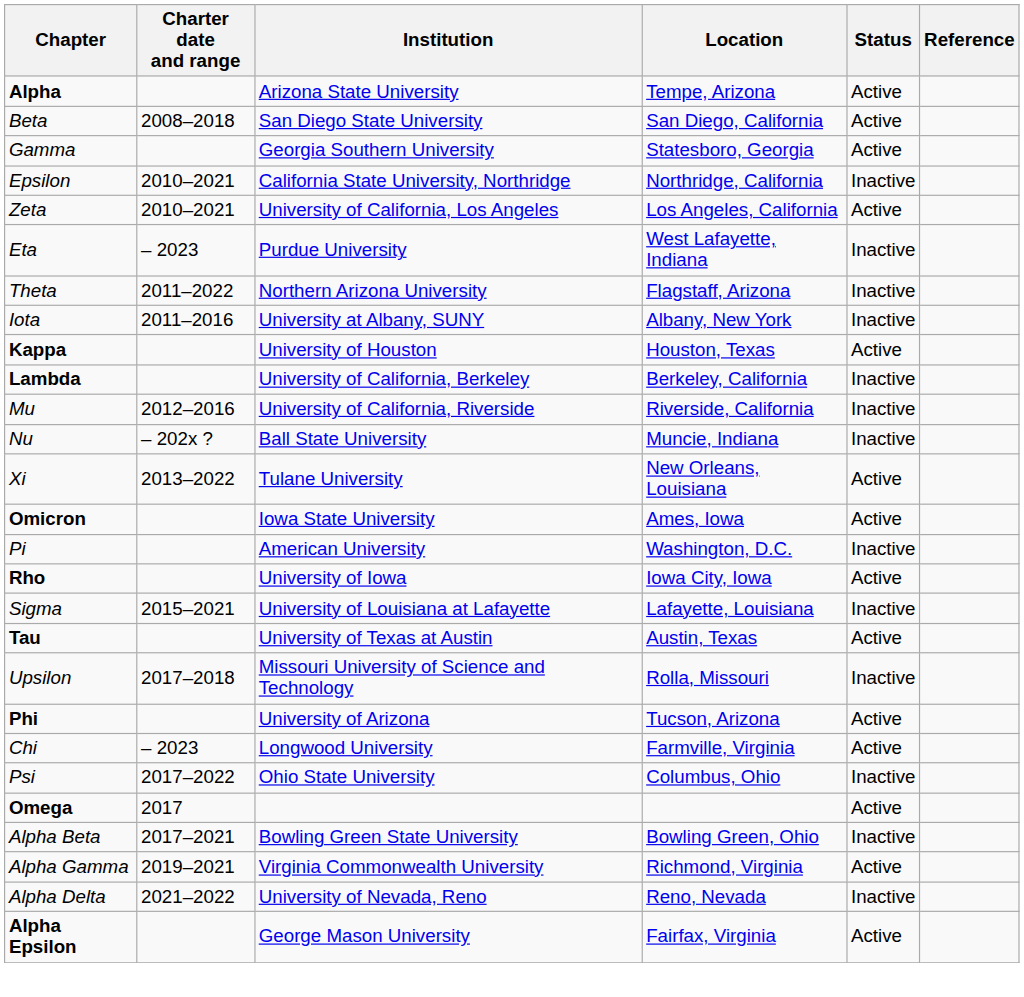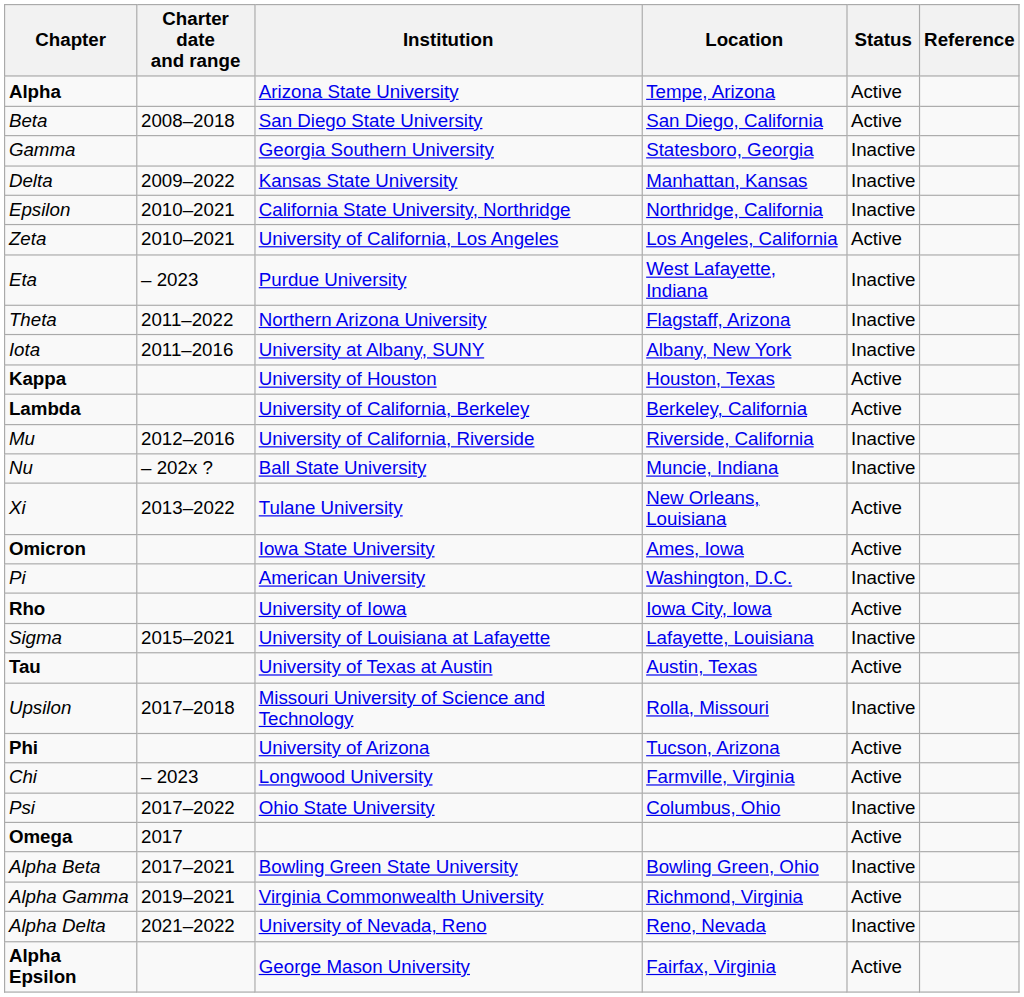(876, 150) Active -> (883, 150) Inactive
+ row: (31, 180)
(883, 379) Inactive -> (876, 409) Active
